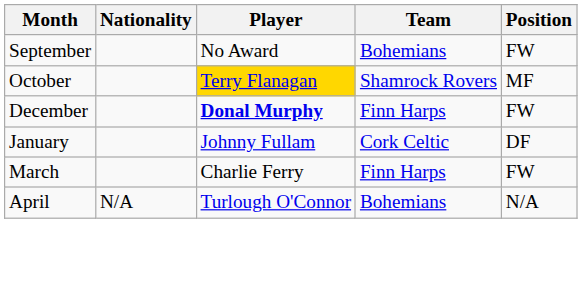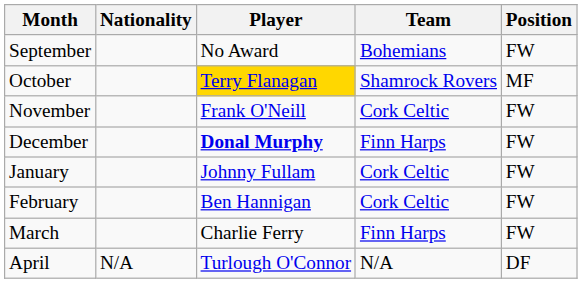+ row: (50, 111)
(518, 141) DF -> (520, 171) FW
+ row: (44, 202)
(403, 202) Bohemians -> (376, 263) N/A
(522, 202) N/A -> (518, 263) DF
